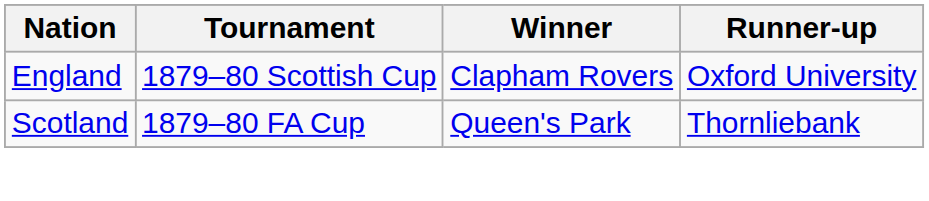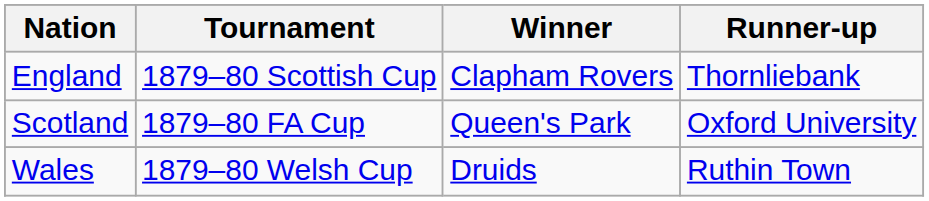(802, 75) Oxford University -> (773, 75) Thornliebank
(773, 123) Thornliebank -> (802, 123) Oxford University
+ row: (53, 170)
